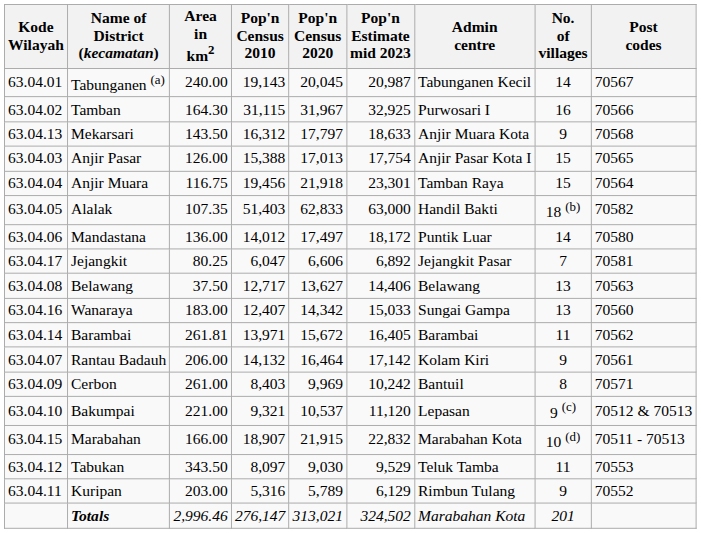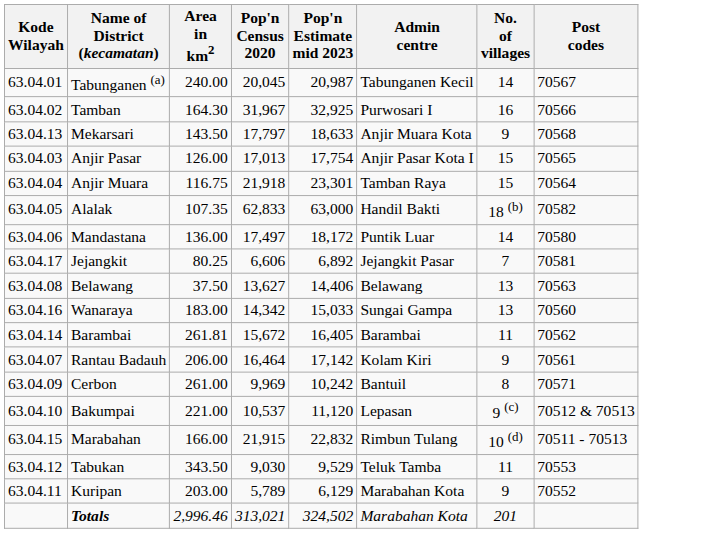- column: (260, 36)
(470, 439) Marabahan Kota -> (409, 439) Rimbun Tulang
(467, 491) Rimbun Tulang -> (412, 491) Marabahan Kota
